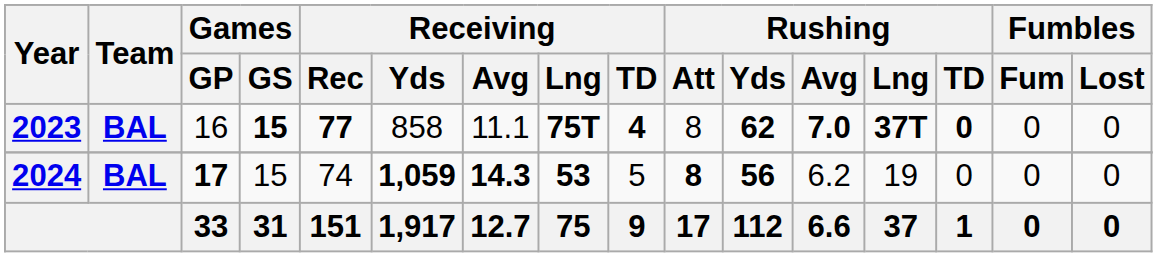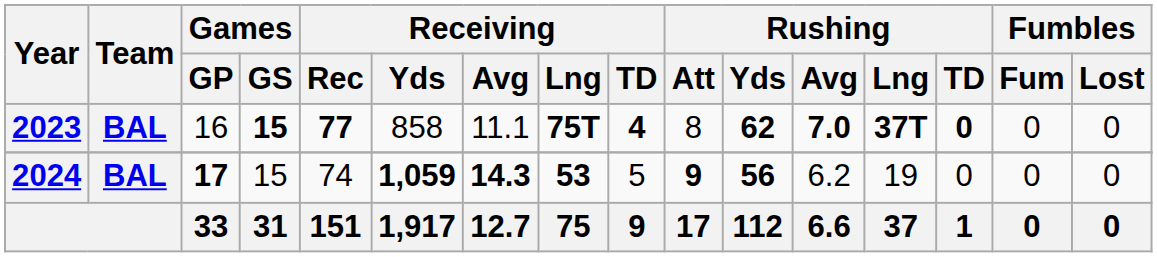(693, 176) 8 -> (693, 176) 9
